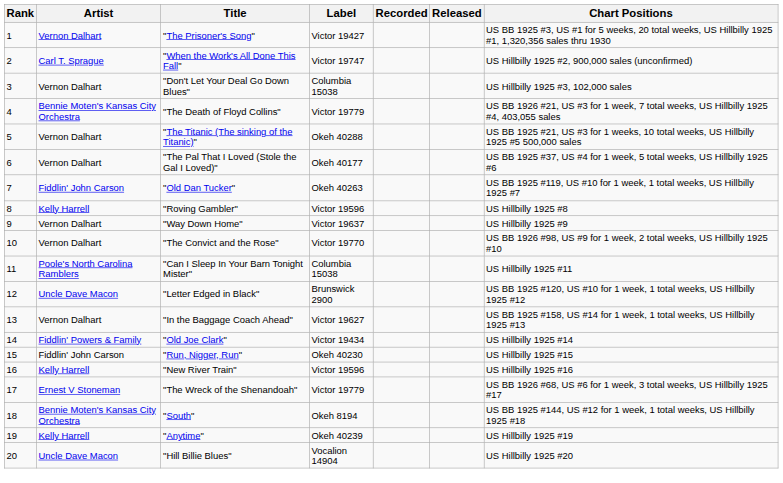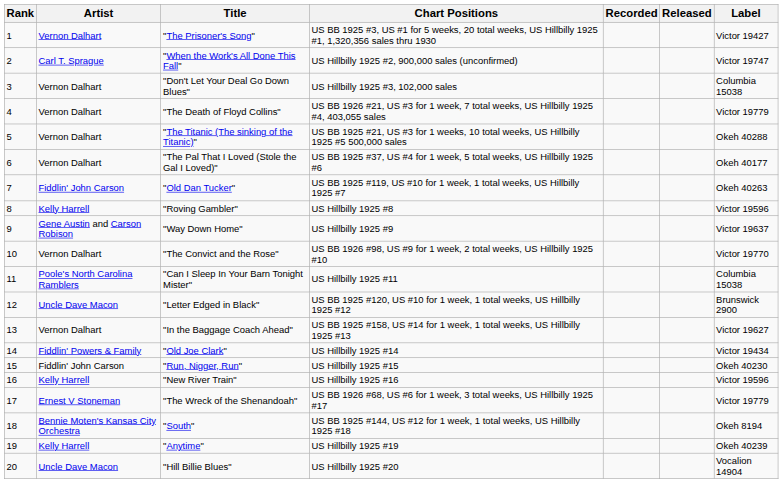columns swapped: (341, 13) <-> (631, 13)
(97, 112) Bennie Moten's Kansas City Orchestra -> (70, 112) Vernon Dalhart
(70, 223) Vernon Dalhart -> (90, 228) Gene Austin and Carson Robison
